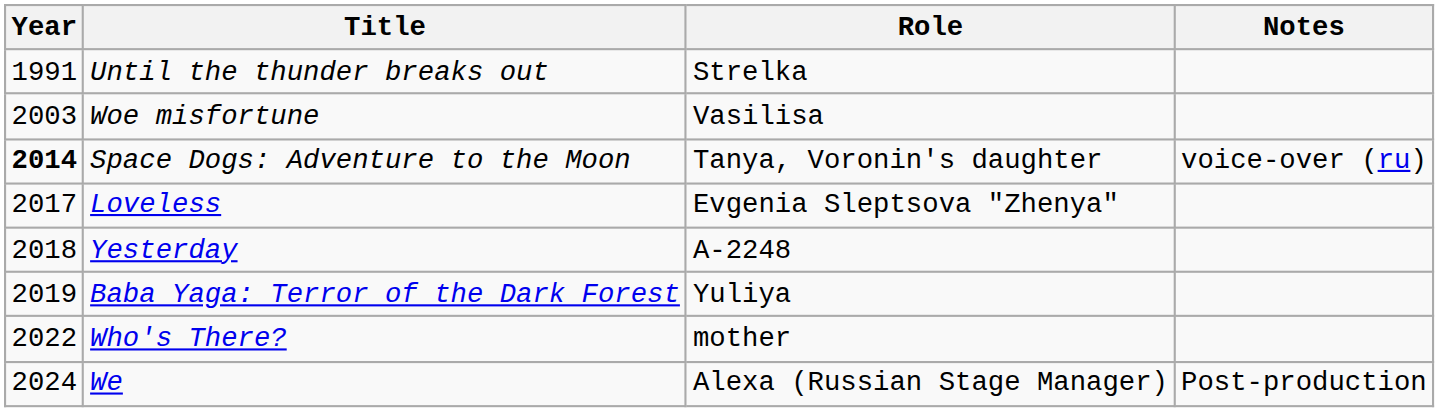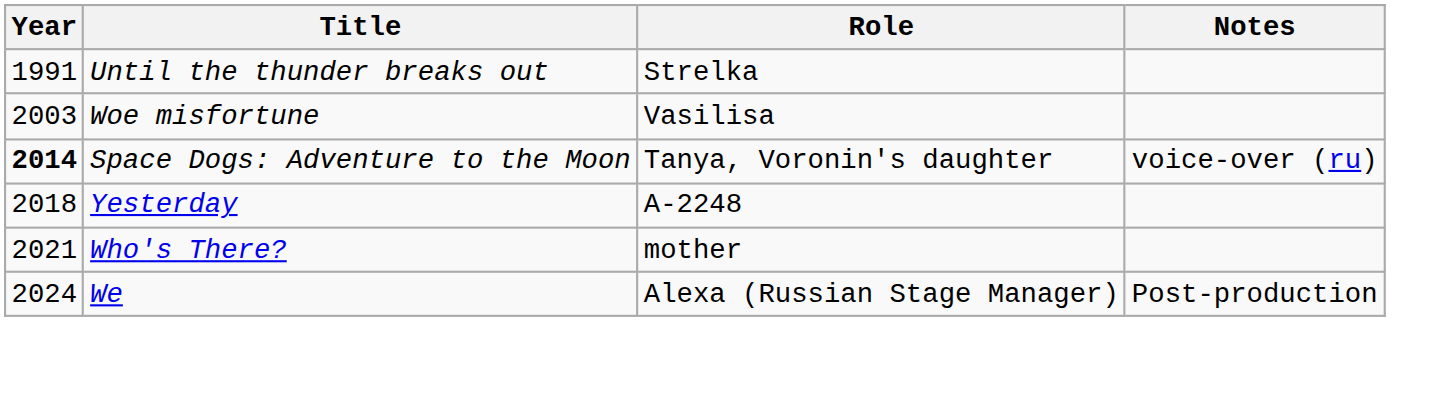- row: (156, 205)
- row: (385, 294)
(44, 339) 2022 -> (44, 250) 2021
